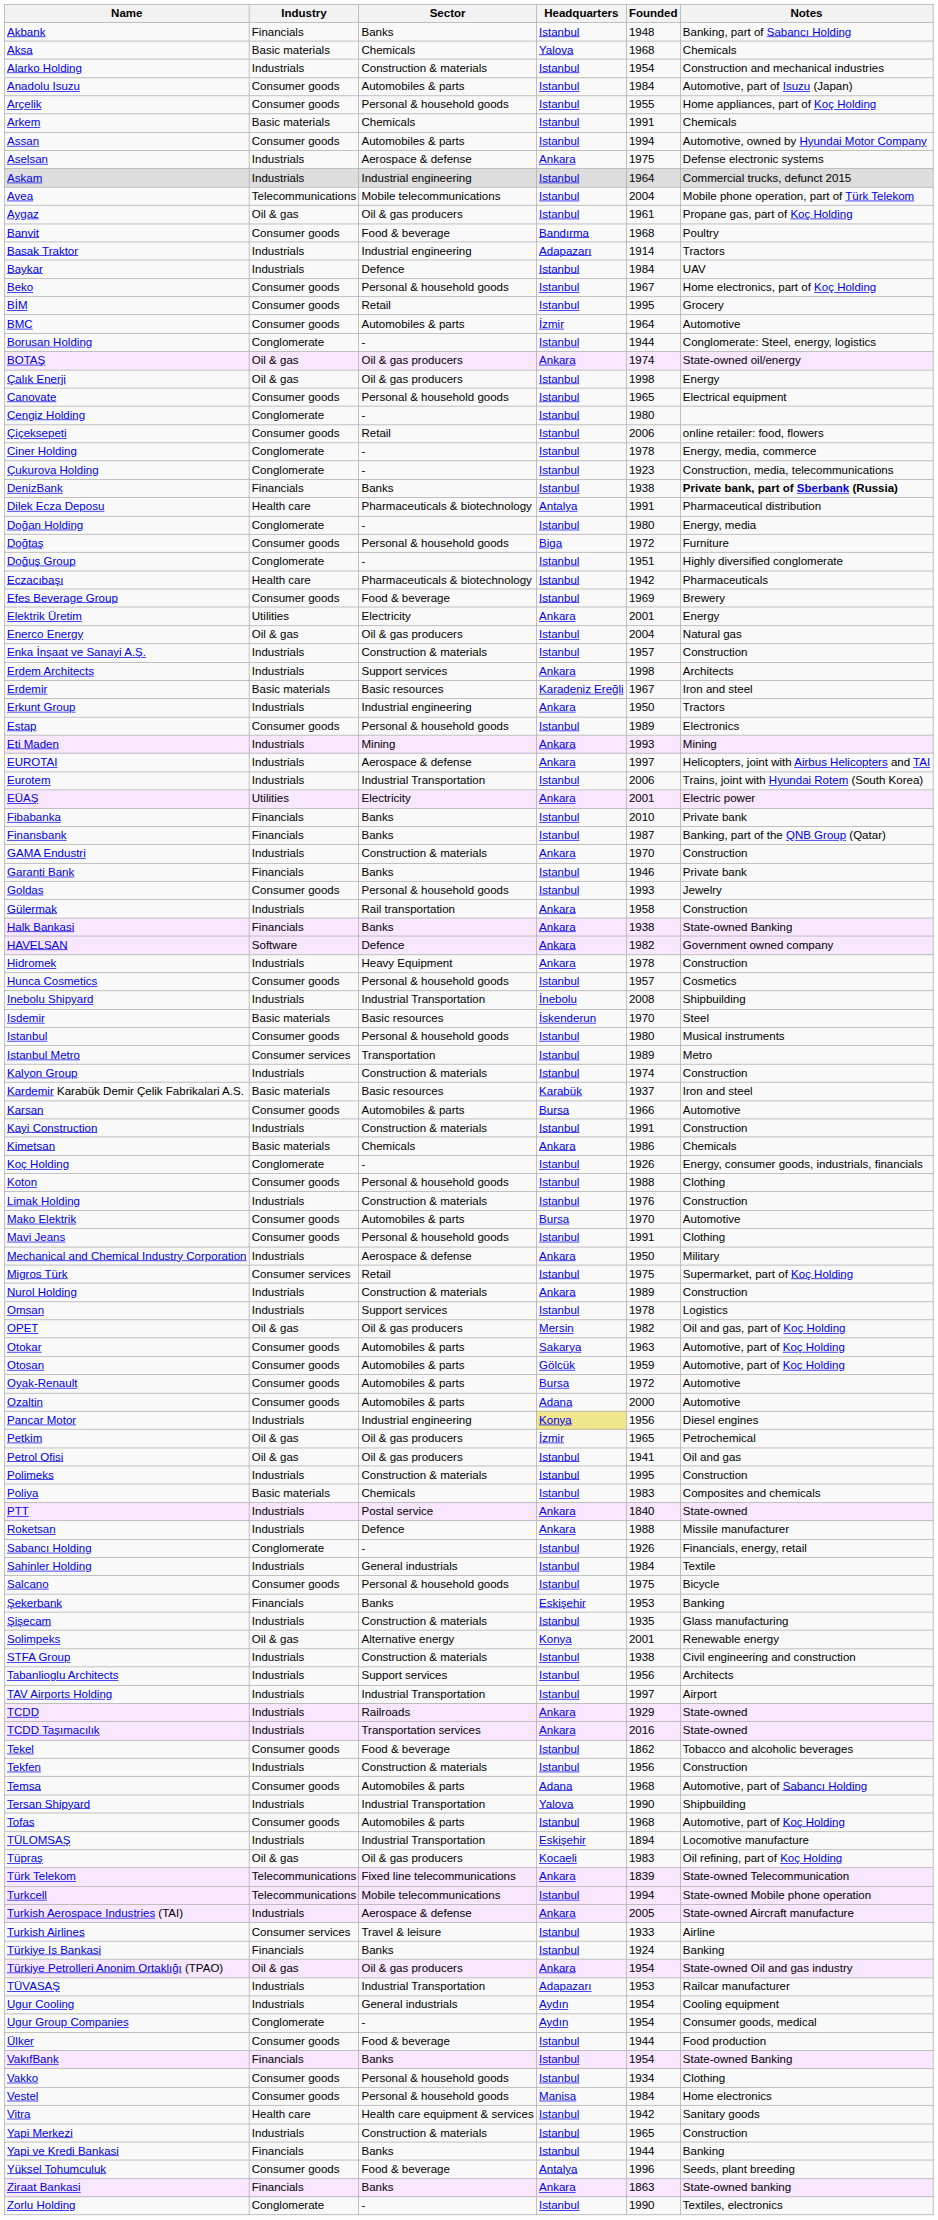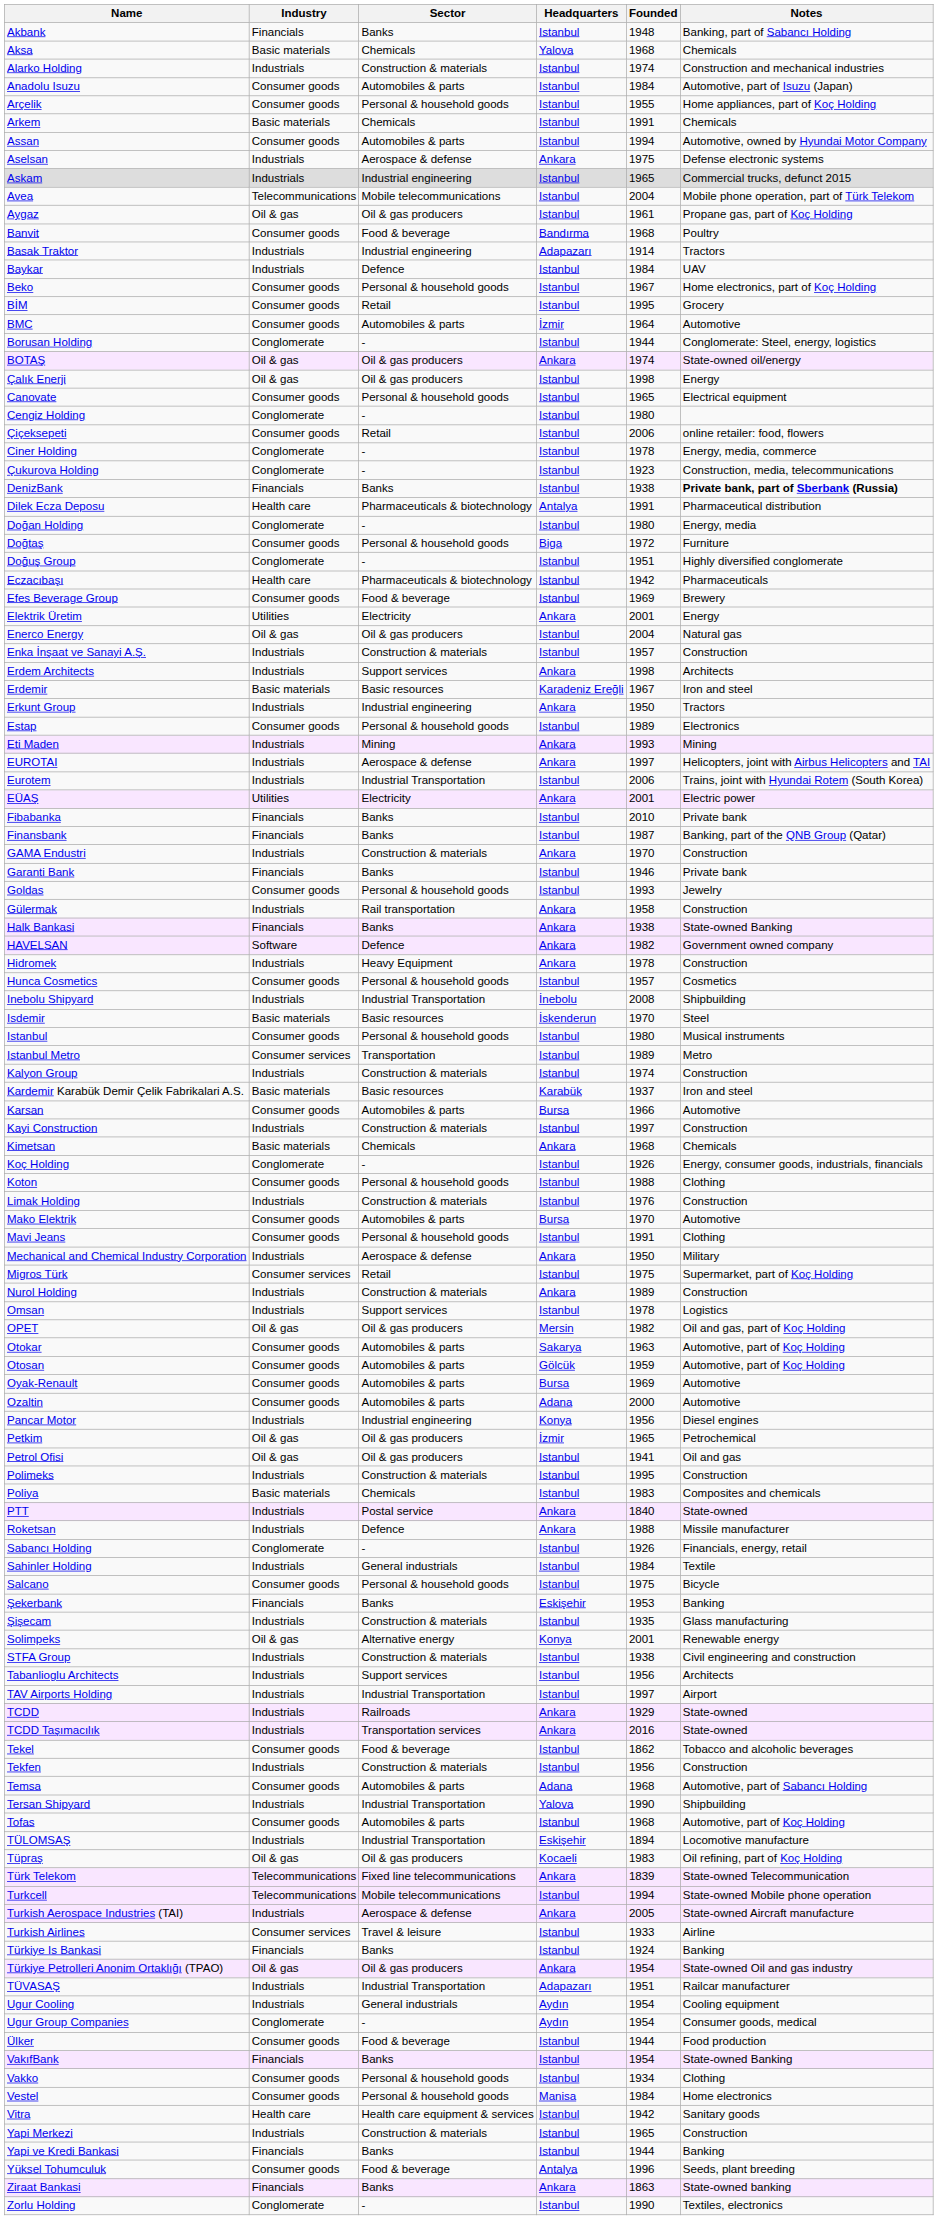(642, 68) 1954 -> (642, 68) 1974
(642, 178) 1964 -> (642, 178) 1965
(642, 1128) 1991 -> (642, 1128) 1997
(642, 1146) 1986 -> (642, 1146) 1968
(642, 1383) 1972 -> (642, 1383) 1969
(555, 1420) khaki background -> (555, 1420) no background
(642, 1986) 1953 -> (642, 1986) 1951
